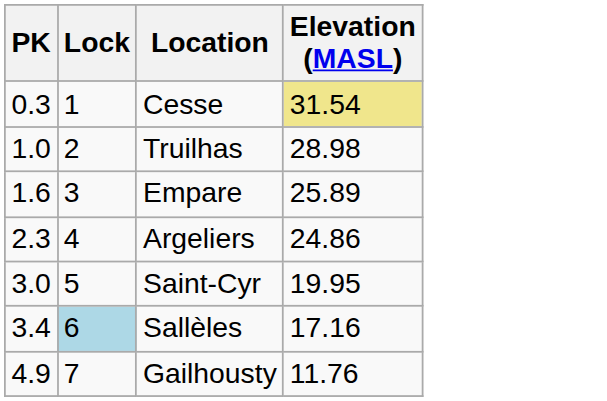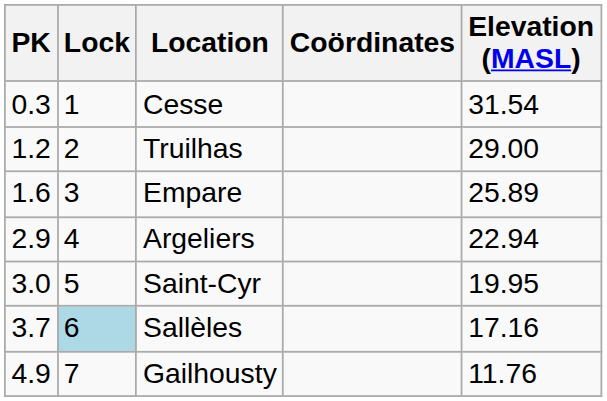+ column: (372, 42)
(325, 103) khaki background -> (504, 103) no background
(31, 148) 1.0 -> (31, 148) 1.2
(325, 148) 28.98 -> (504, 148) 29.00
(31, 238) 2.3 -> (31, 238) 2.9
(325, 238) 24.86 -> (504, 238) 22.94
(31, 328) 3.4 -> (31, 328) 3.7
